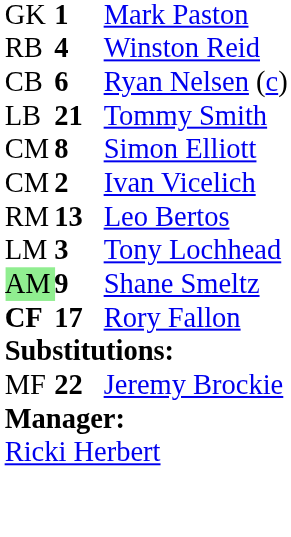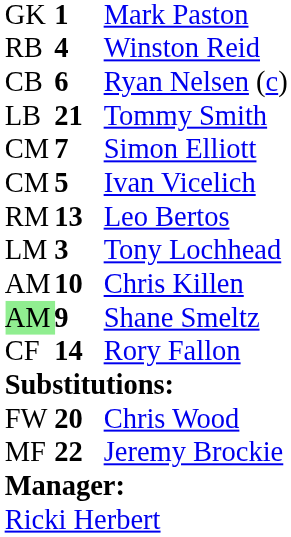(61, 148) 8 -> (61, 148) 7
(61, 182) 2 -> (61, 182) 5
+ row: (174, 283)
(24, 317) bold -> (22, 350) normal
(68, 317) 17 -> (68, 350) 14
+ row: (172, 418)
